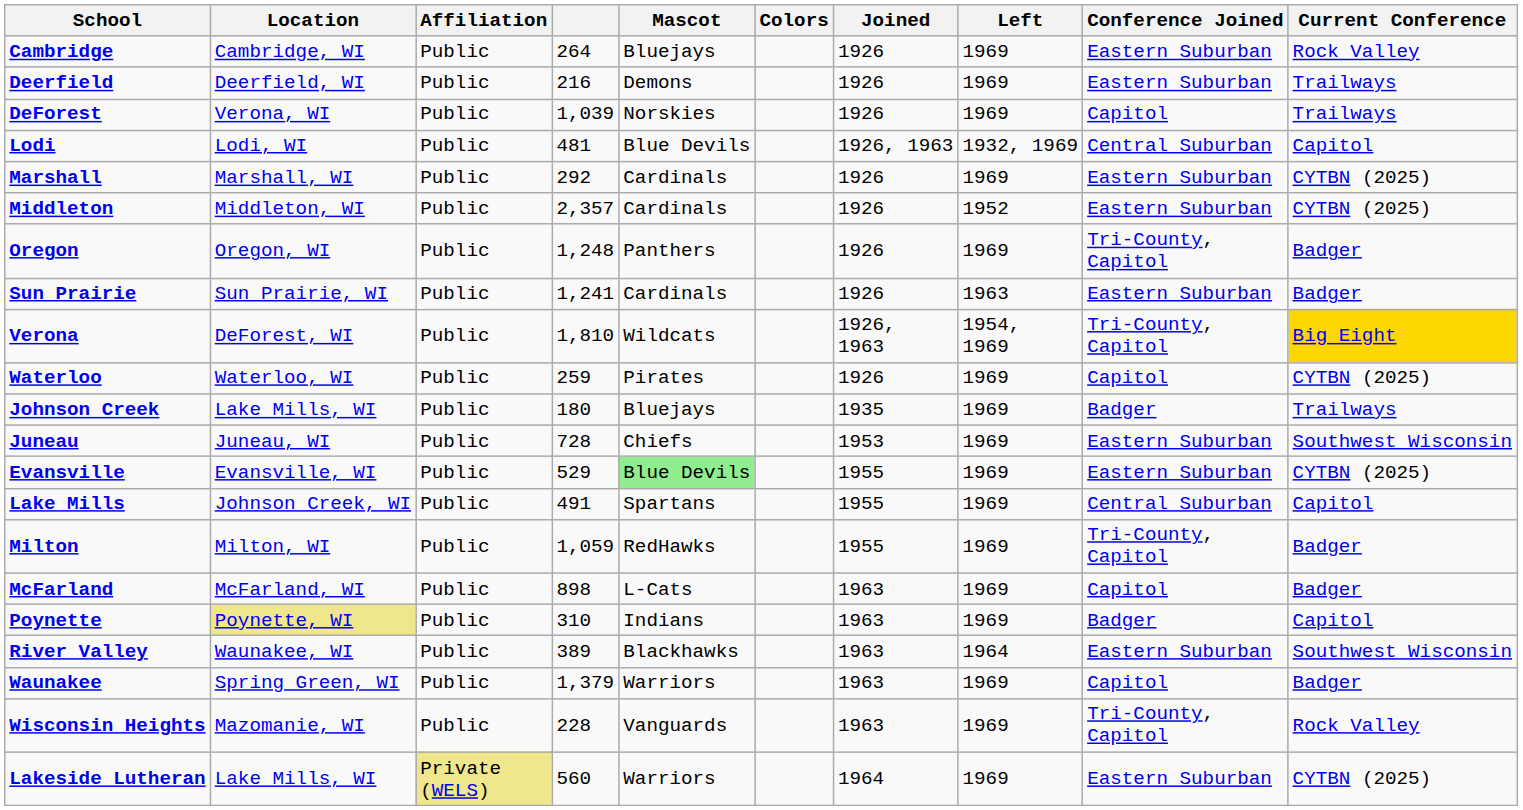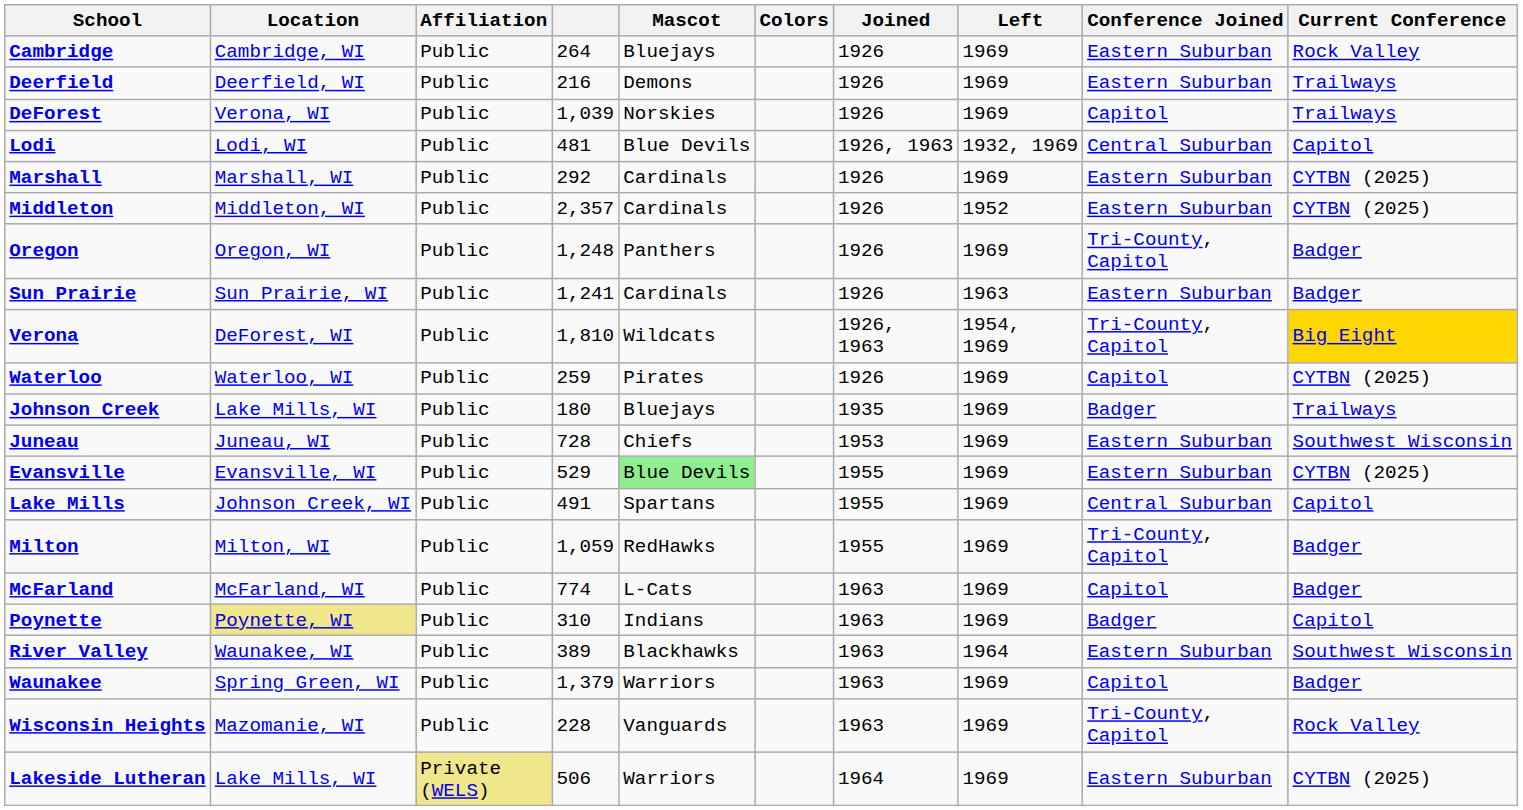(574, 589) 898 -> (574, 589) 774
(574, 779) 560 -> (574, 779) 506
